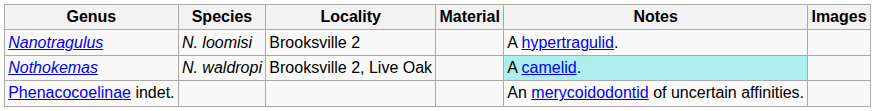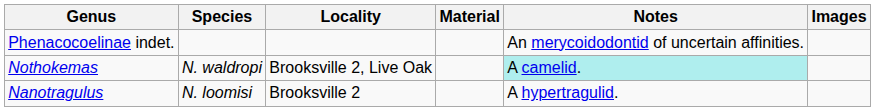rows swapped: (56, 42) <-> (91, 93)
